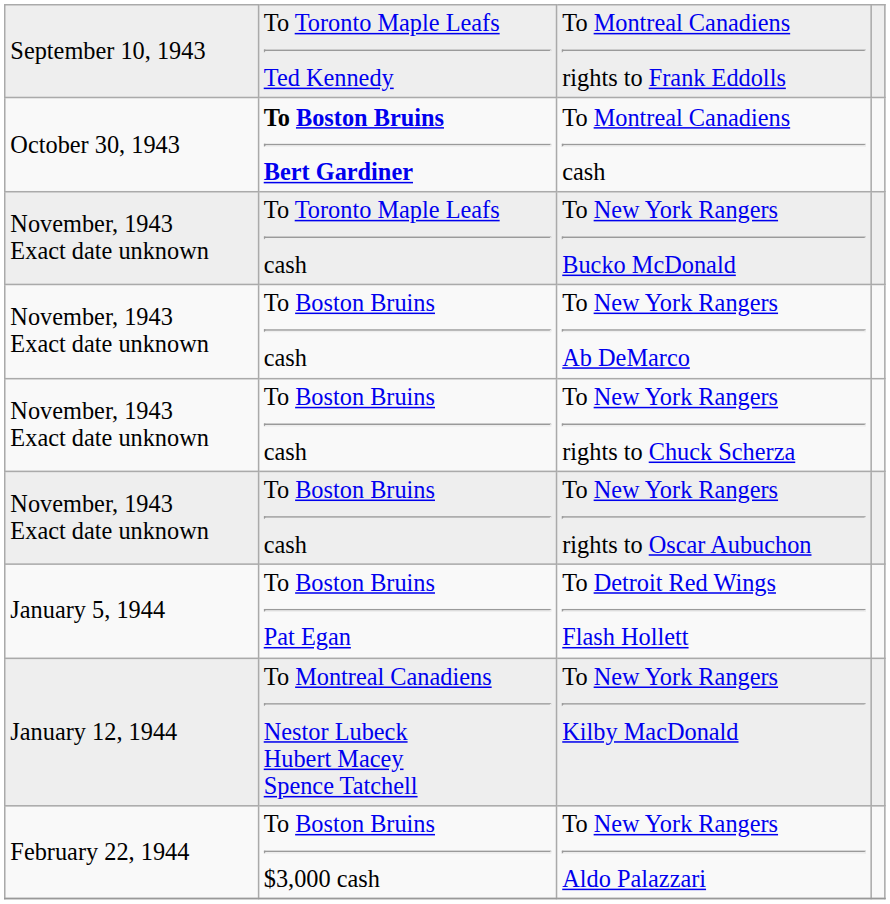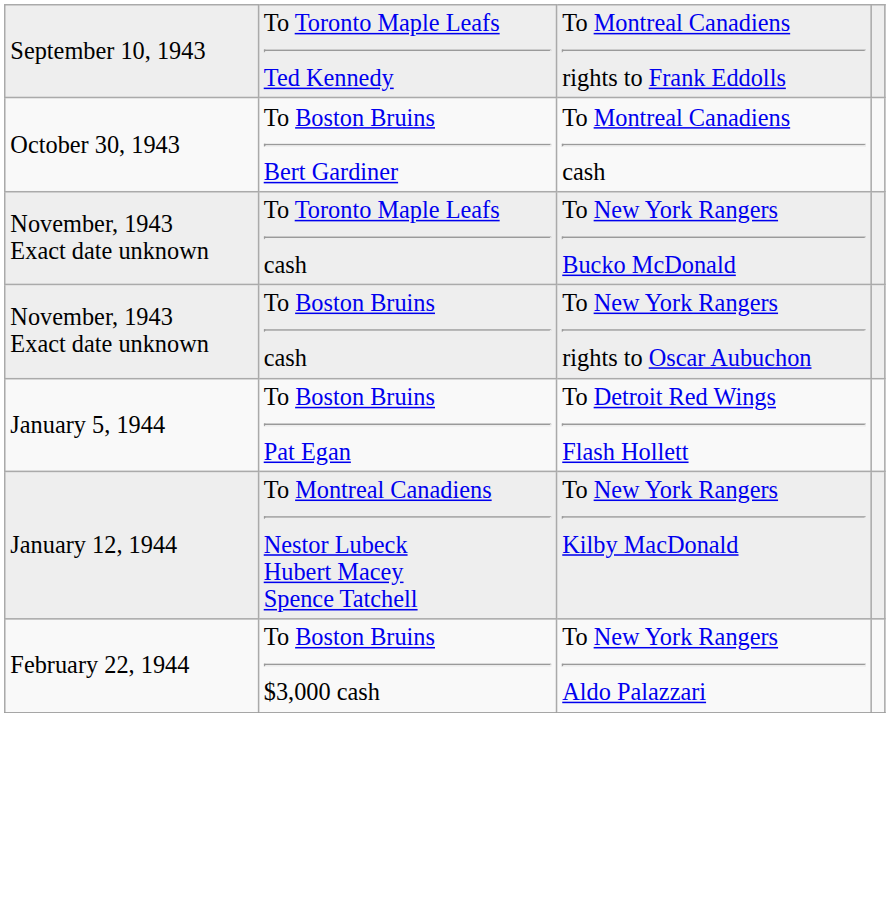(407, 144) bold -> (407, 144) normal
- row: (714, 331)
- row: (714, 424)
